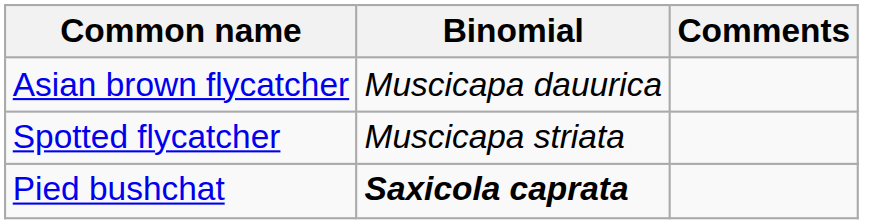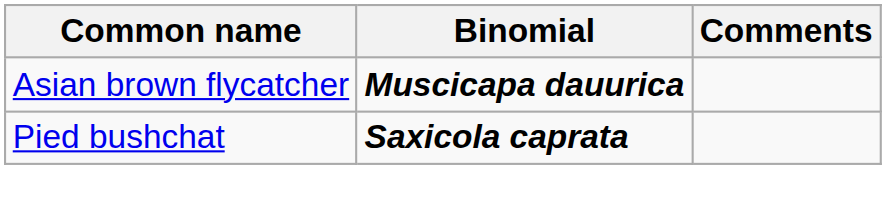(513, 84) normal -> (524, 84) bold
- row: (147, 137)
